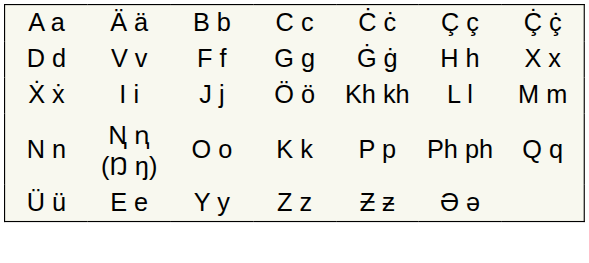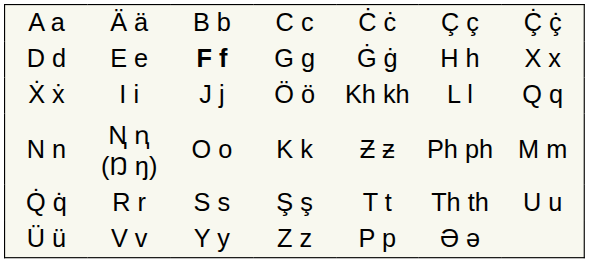(129, 59) V v -> (129, 59) E e
(212, 59) normal -> (212, 59) bold
(543, 95) M m -> (543, 95) Q q
(377, 149) P p -> (377, 149) Ƶ ƶ
(543, 149) Q q -> (543, 149) M m
+ row: (46, 202)
(129, 202) E e -> (129, 238) V v
(377, 202) Ƶ ƶ -> (377, 238) P p
